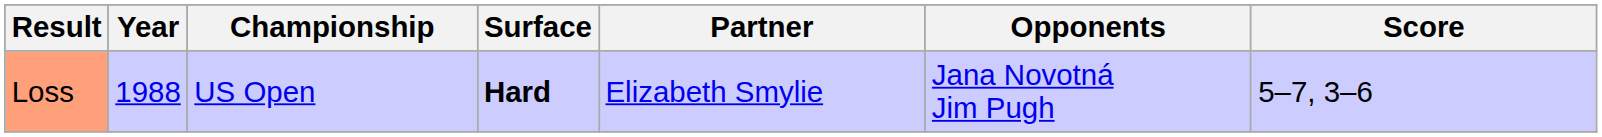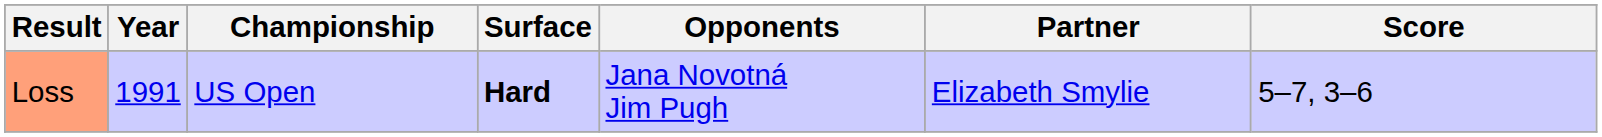columns swapped: (762, 27) <-> (1088, 27)
(148, 91) 1988 -> (148, 91) 1991
